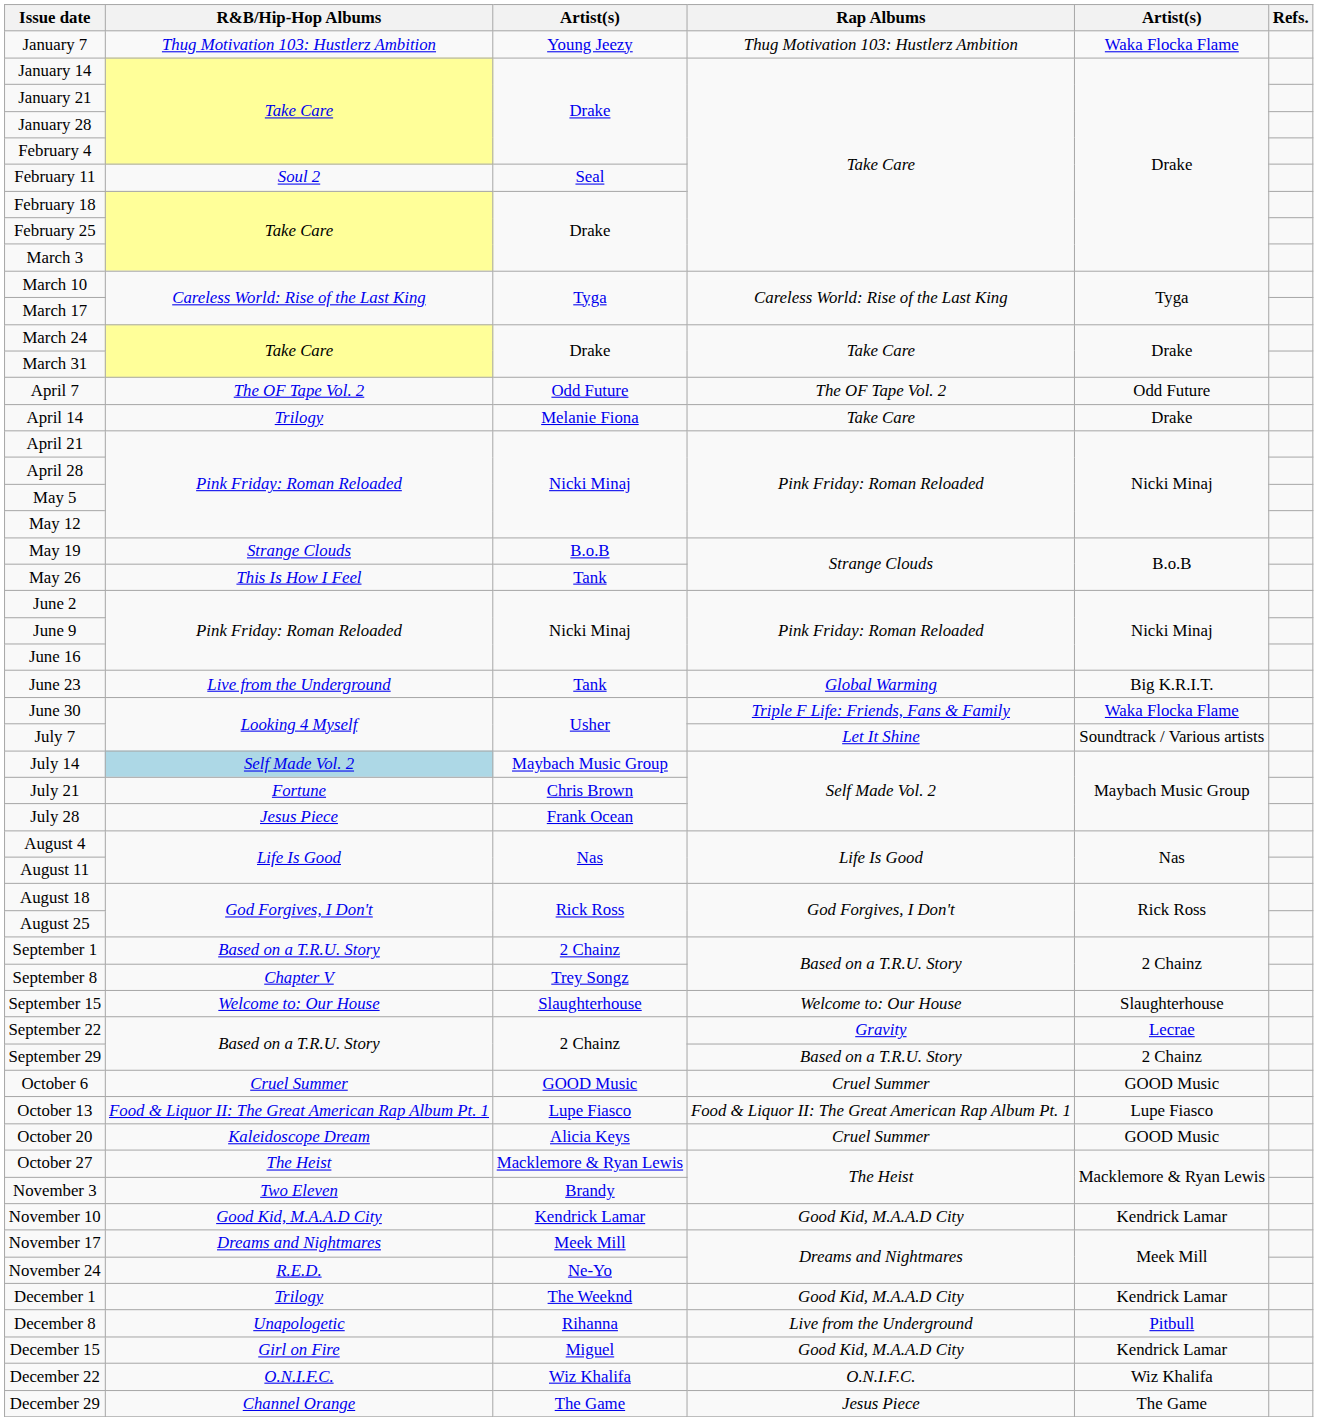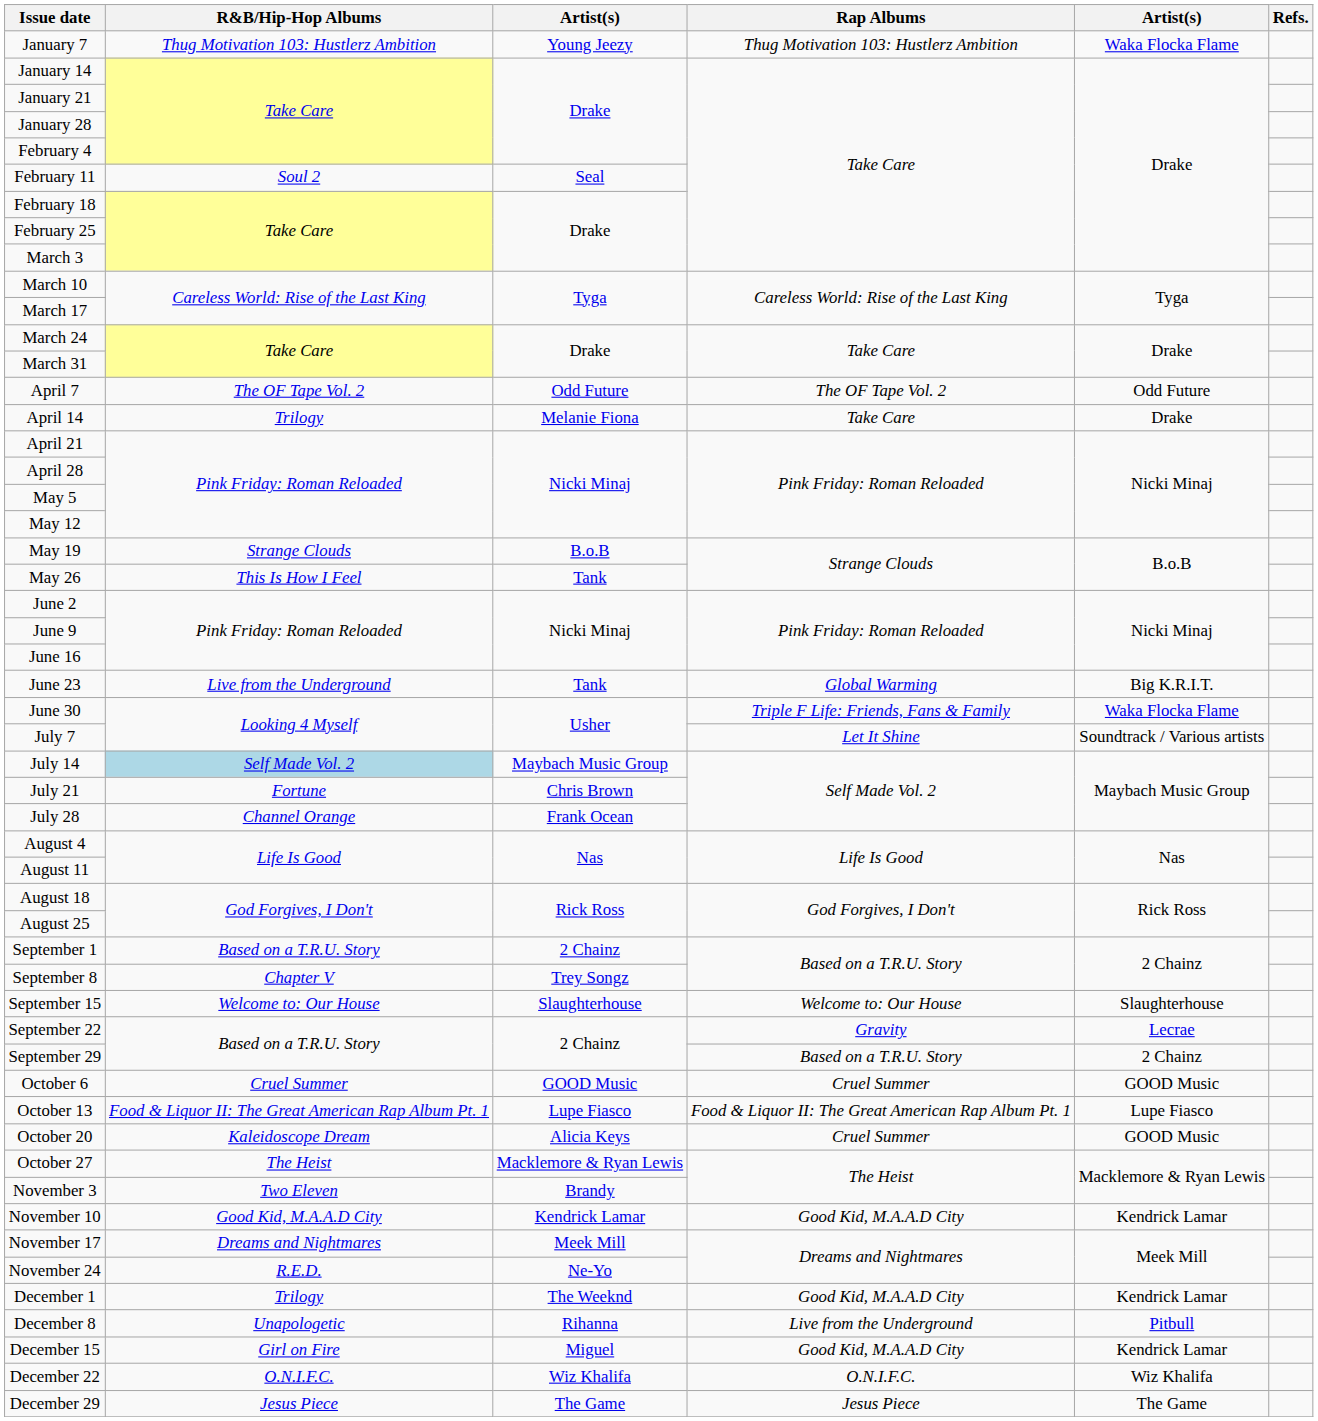(299, 817) Jesus Piece -> (299, 817) Channel Orange
(299, 1403) Channel Orange -> (299, 1403) Jesus Piece
